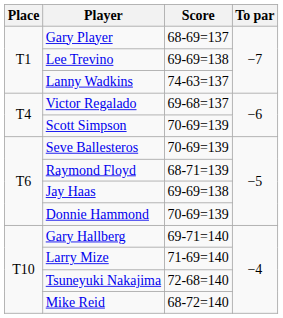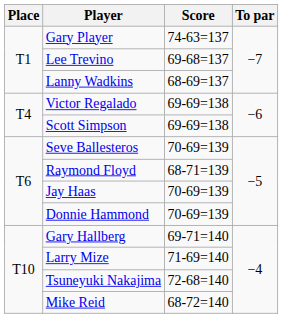(198, 37) 68-69=137 -> (198, 37) 74-63=137
(198, 59) 69-69=138 -> (198, 59) 69-68=137
(198, 81) 74-63=137 -> (198, 81) 68-69=137
(198, 103) 69-68=137 -> (198, 103) 69-69=138
(198, 125) 70-69=139 -> (198, 125) 69-69=138
(198, 192) 69-69=138 -> (198, 192) 70-69=139
